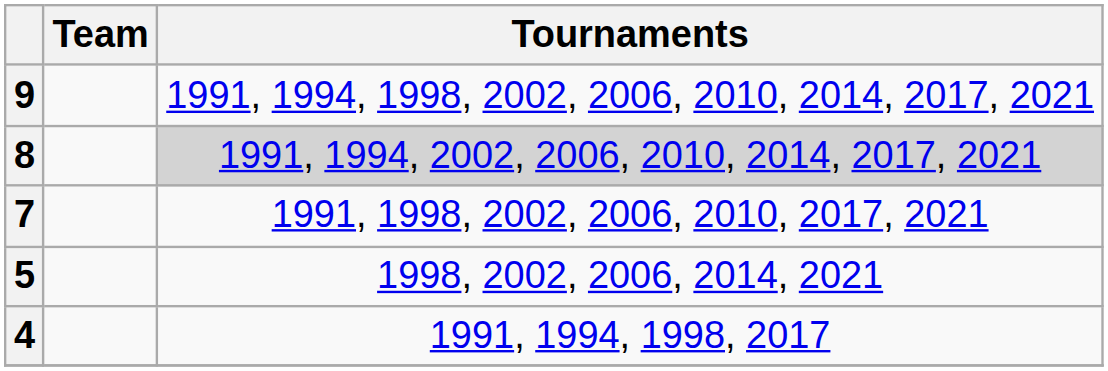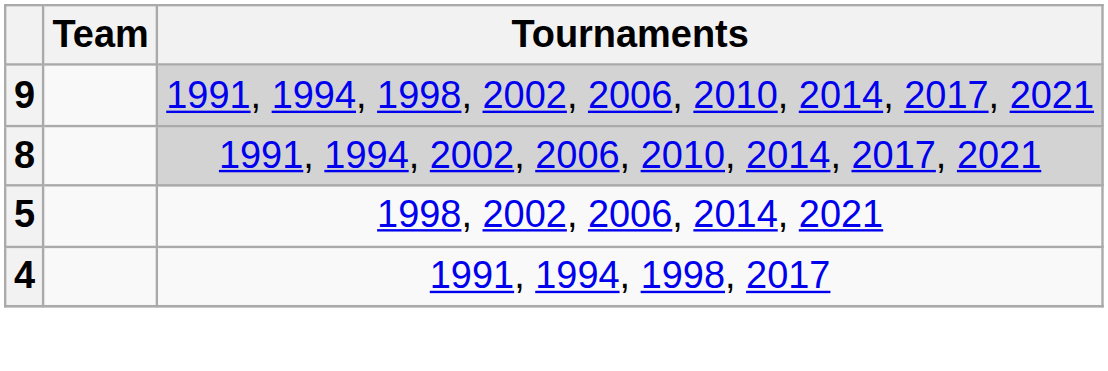(630, 94) no background -> (630, 94) lightgrey background
- row: (24, 214)
